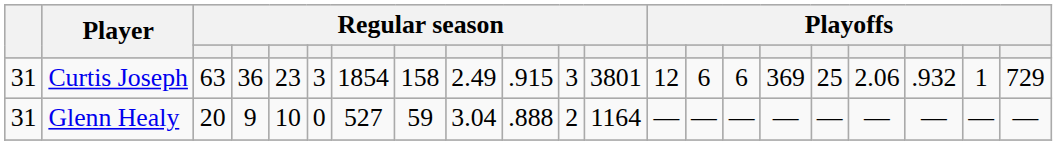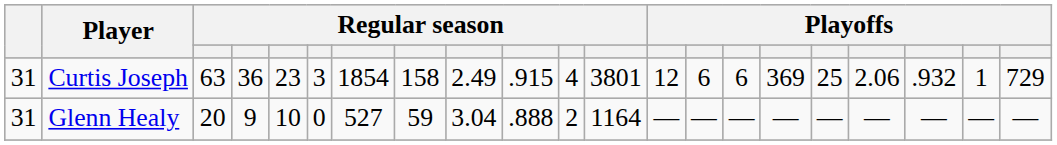(572, 77) 3 -> (572, 77) 4
